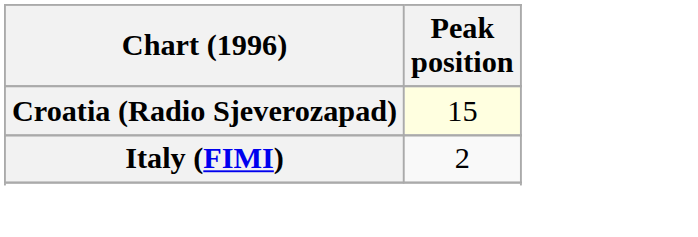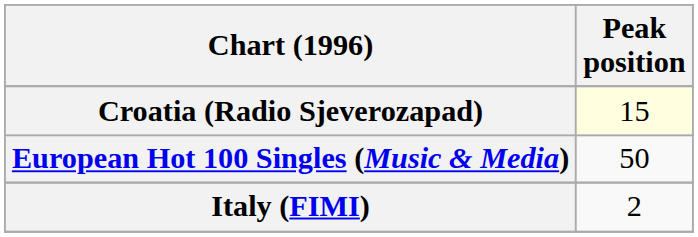+ row: (291, 158)
